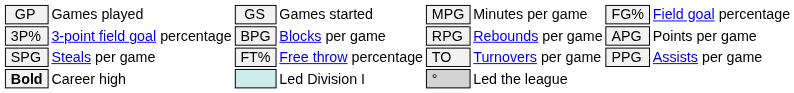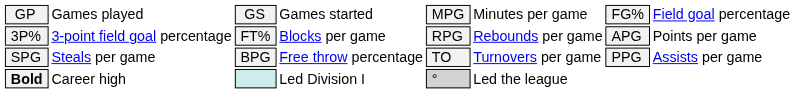(255, 36) BPG -> (255, 36) FT%
(255, 57) FT% -> (255, 57) BPG
